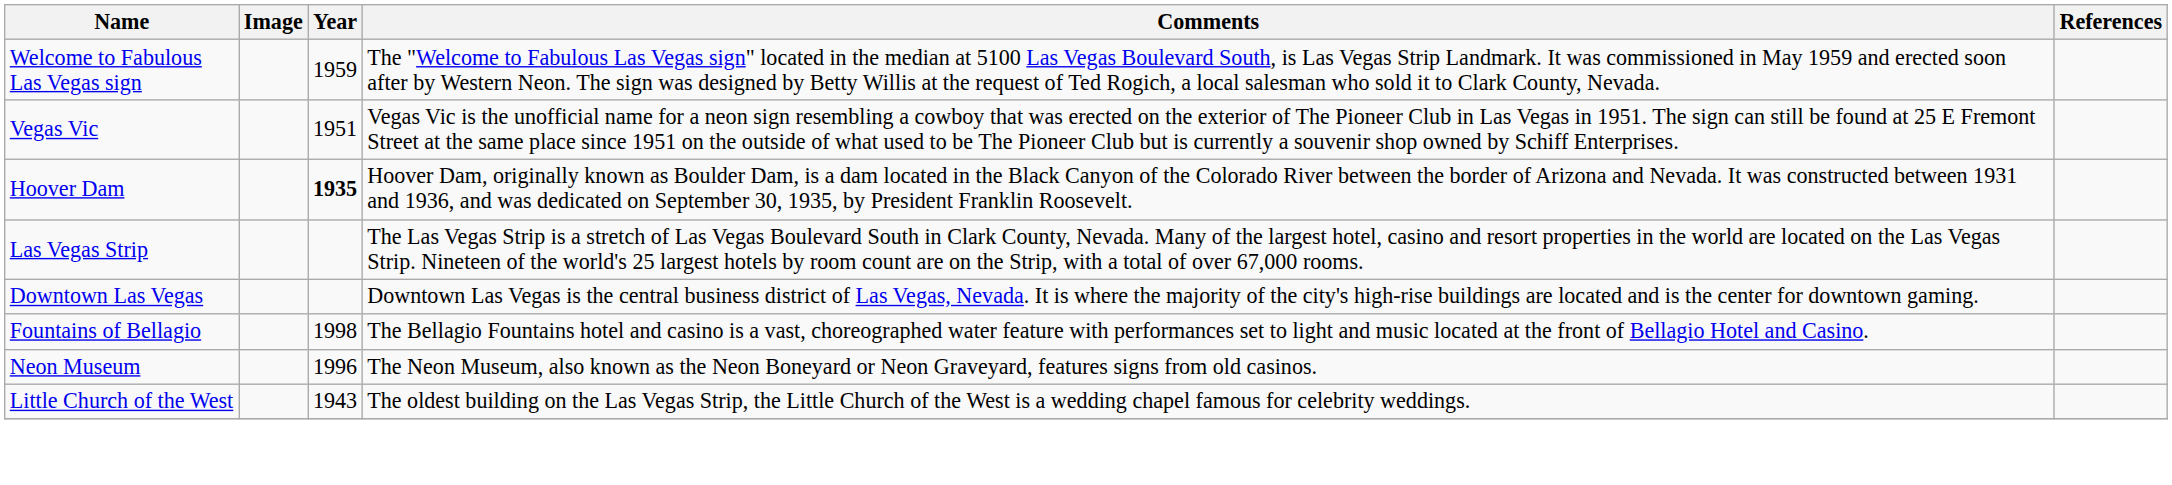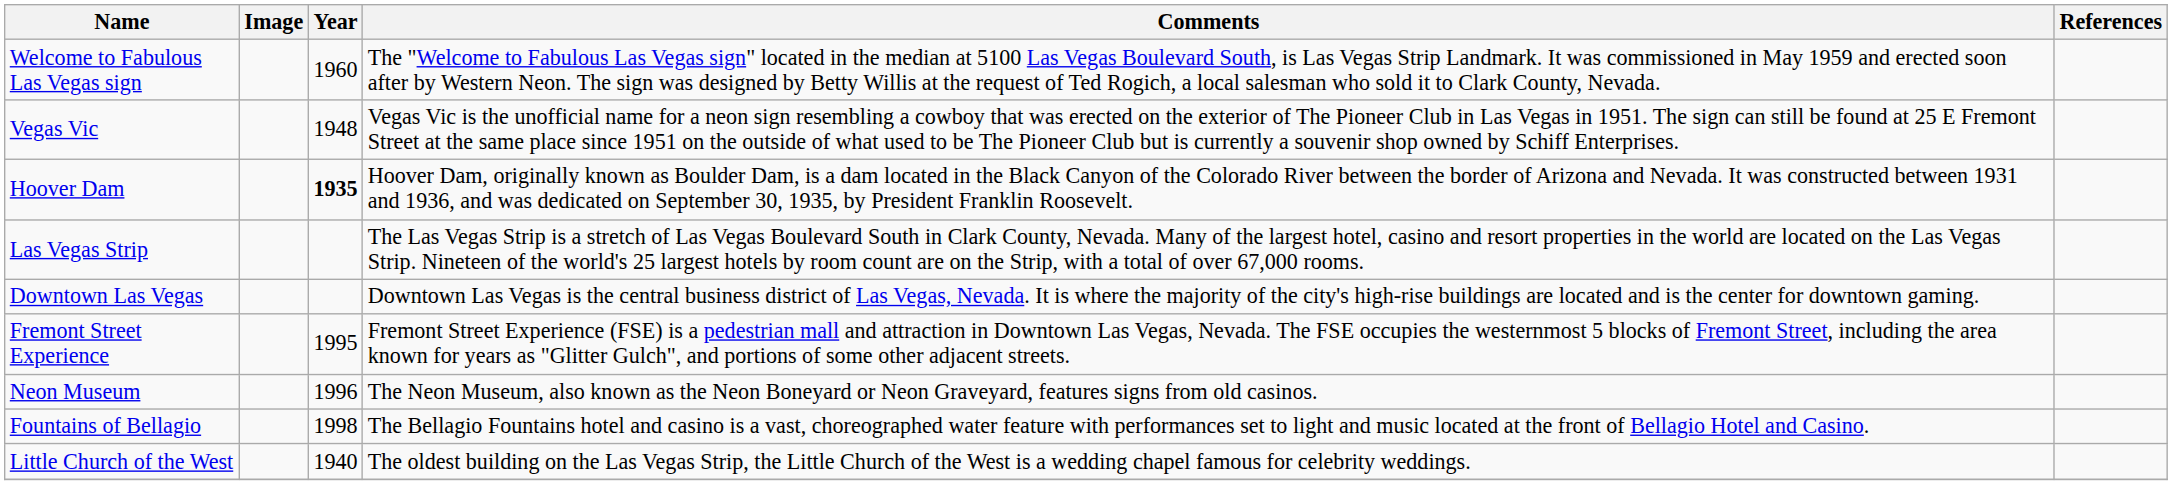(335, 69) 1959 -> (335, 69) 1960
(335, 129) 1951 -> (335, 129) 1948
+ row: (76, 343)
rows swapped: (105, 331) <-> (75, 366)
(335, 401) 1943 -> (335, 461) 1940
